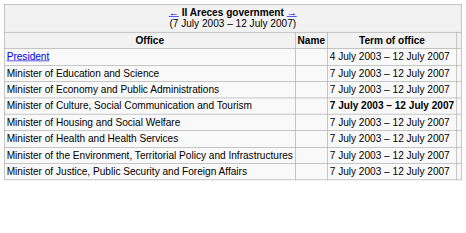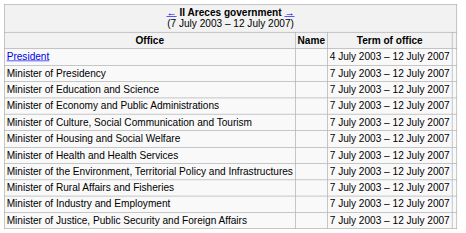+ row: (56, 73)
(392, 105) bold -> (390, 122) normal
+ row: (90, 187)
+ row: (88, 203)
